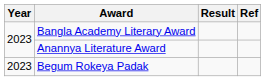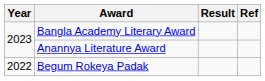(19, 66) 2023 -> (19, 66) 2022
